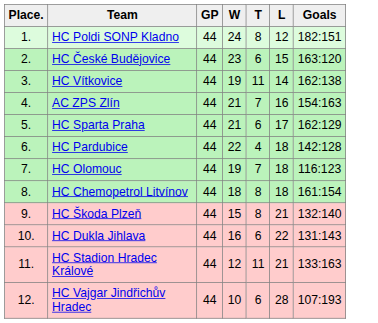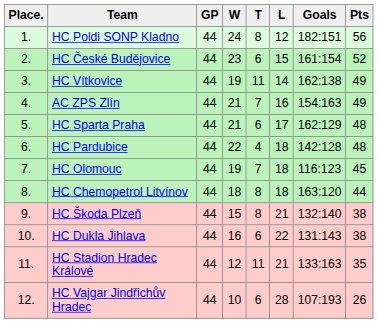+ column: (359, 15)
(320, 59) 163:120 -> (320, 59) 161:154
(320, 191) 161:154 -> (320, 191) 163:120
